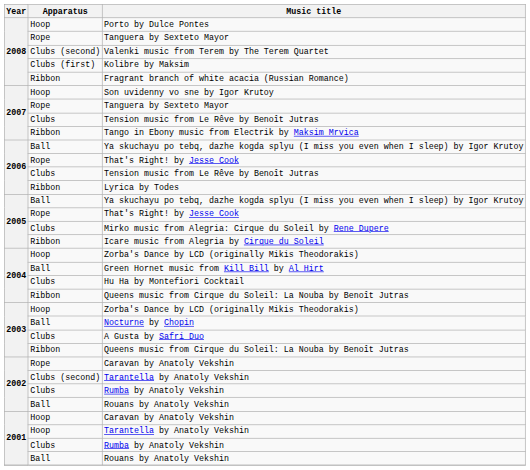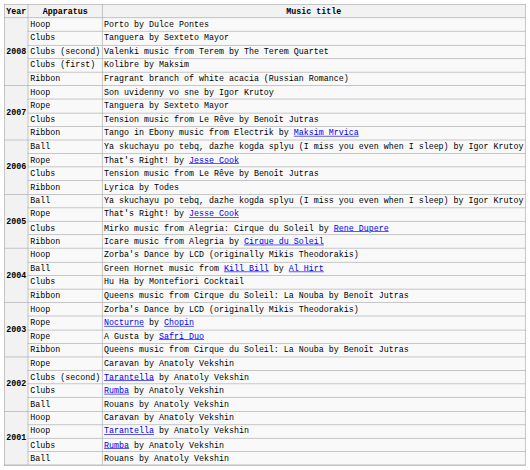(40, 38) Rope -> (43, 38) Clubs
(40, 323) Ball -> (40, 323) Rope
(43, 337) Clubs -> (40, 337) Rope
